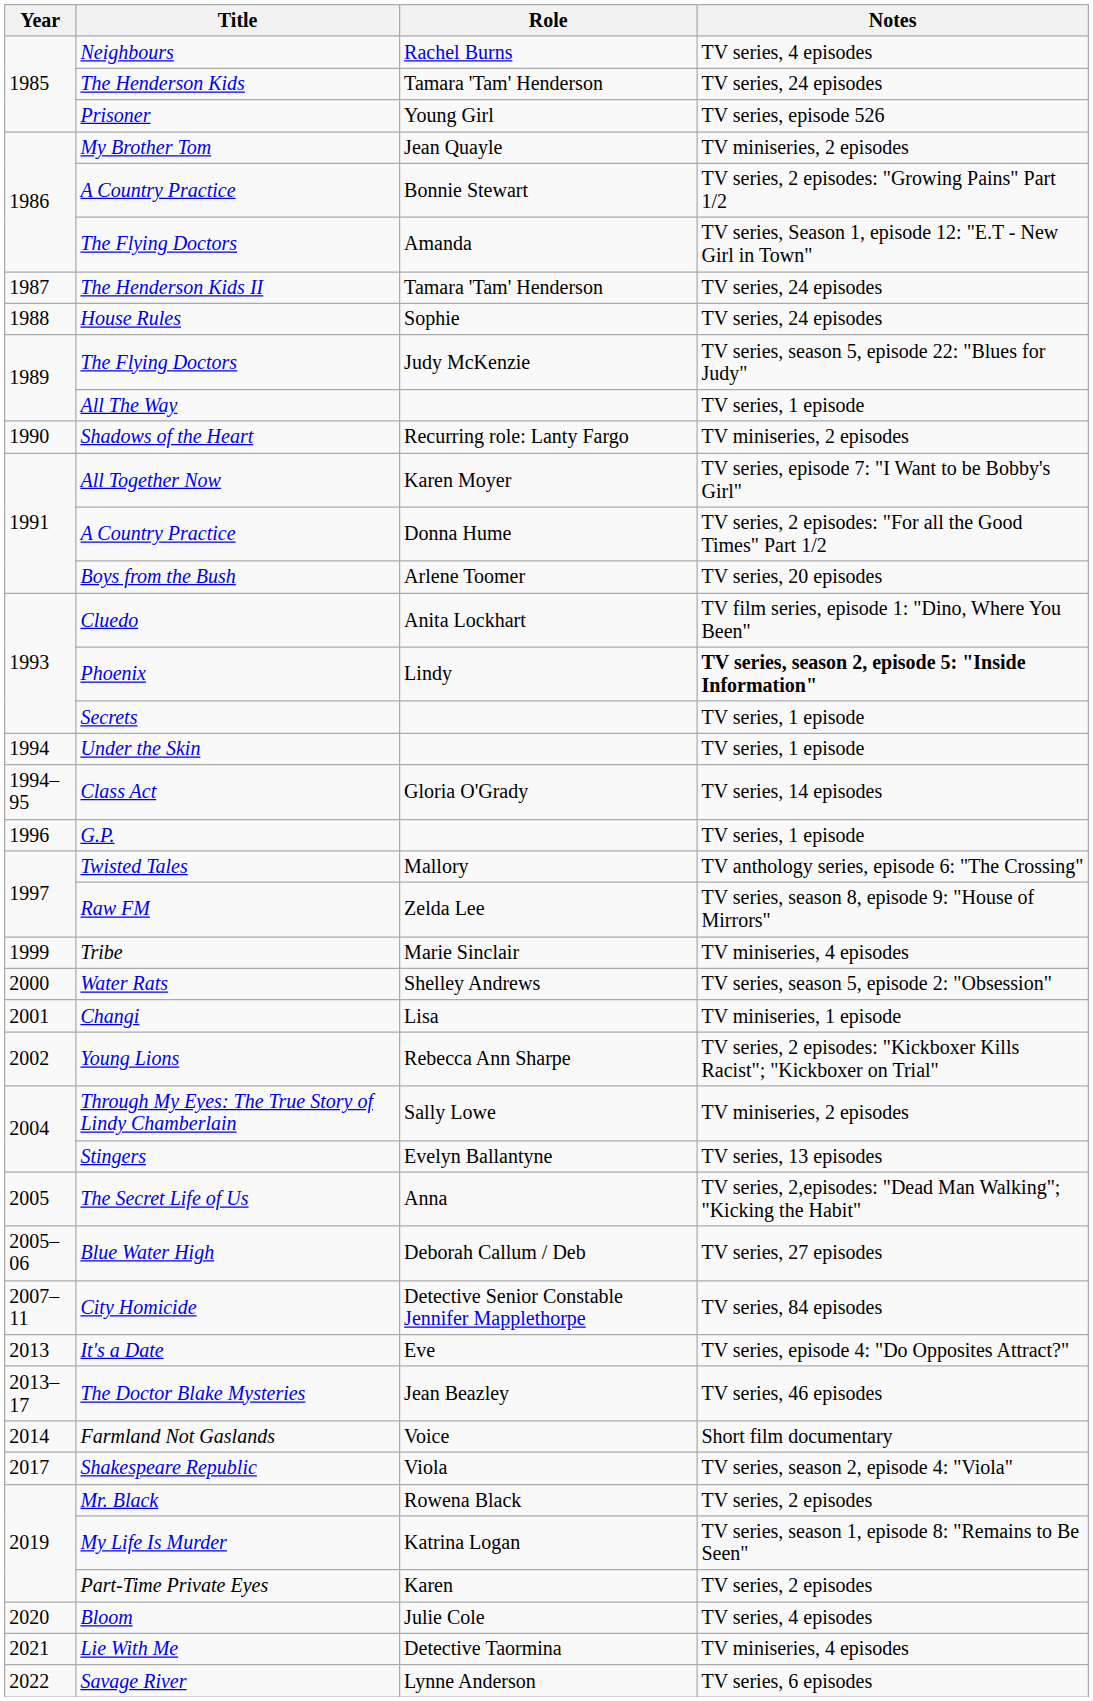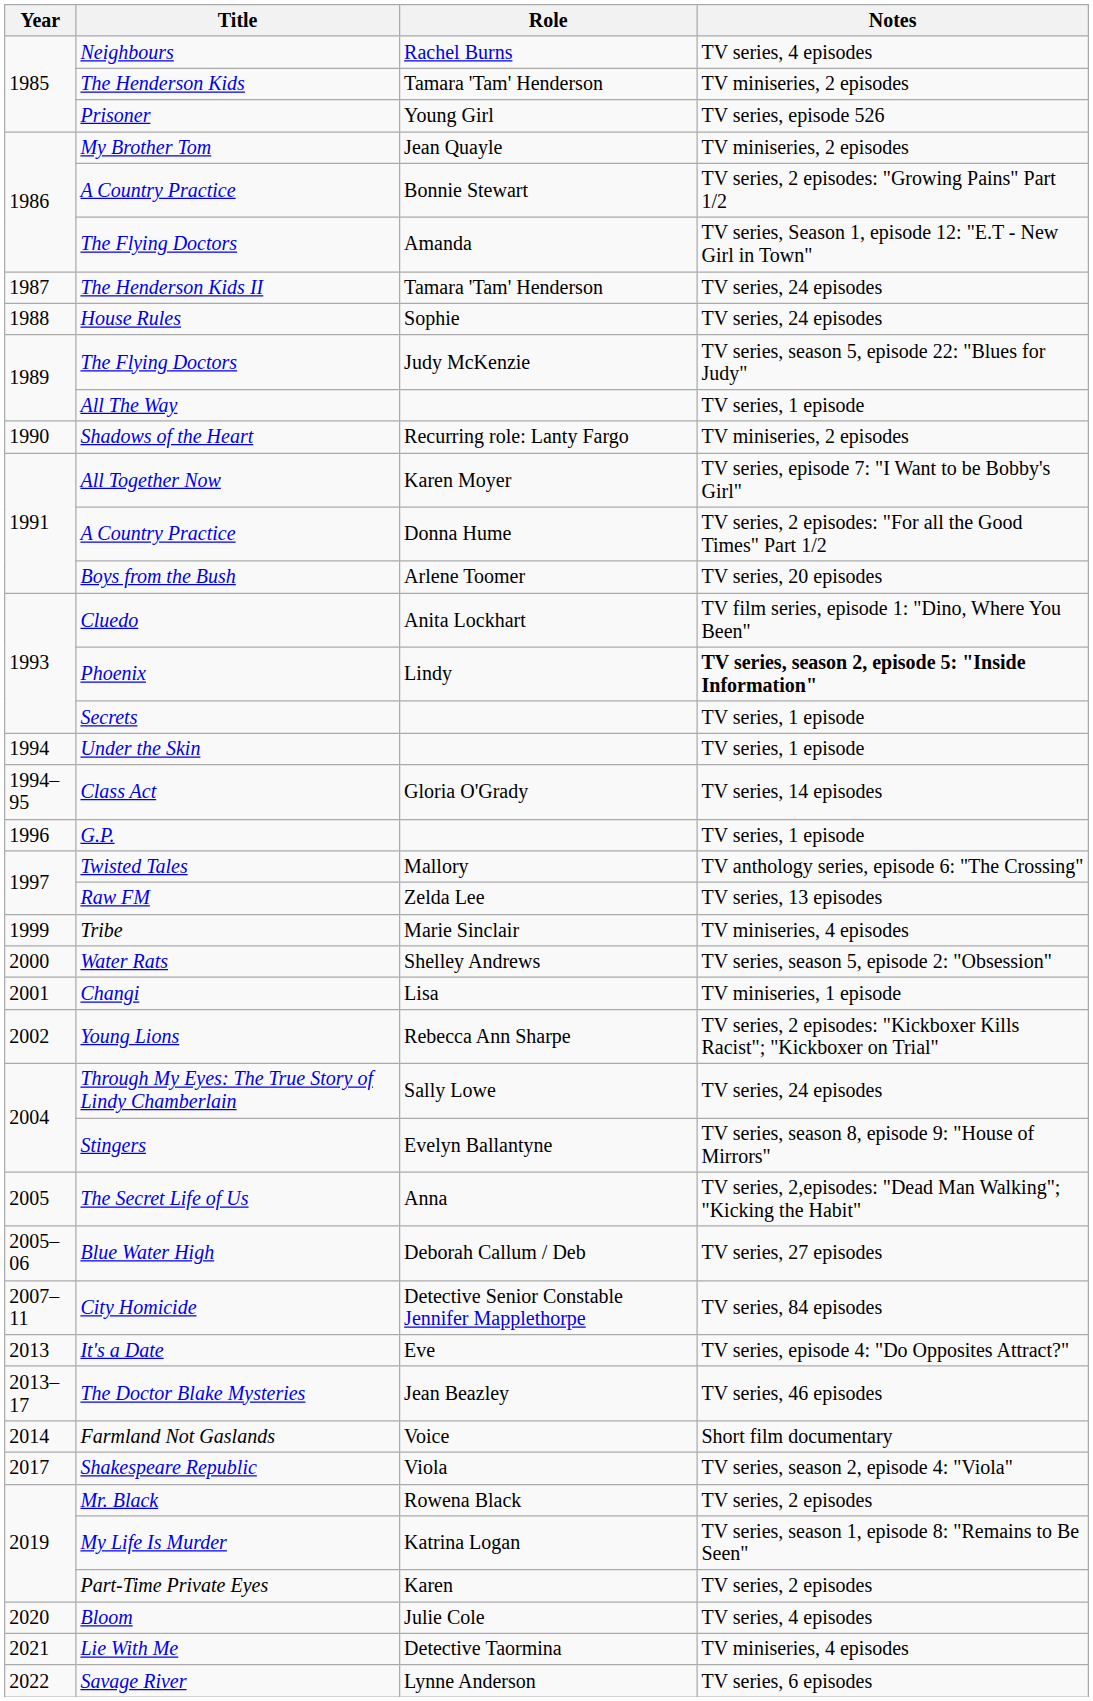(792, 83) TV series, 24 episodes -> (805, 83) TV miniseries, 2 episodes
(868, 909) TV series, season 8, episode 9: "House of Mirrors" -> (792, 898) TV series, 13 episodes
(805, 1113) TV miniseries, 2 episodes -> (792, 1090) TV series, 24 episodes
(792, 1155) TV series, 13 episodes -> (868, 1144) TV series, season 8, episode 9: "House of Mirrors"
